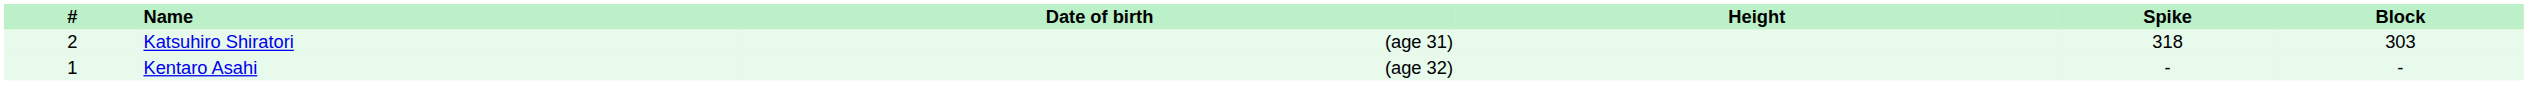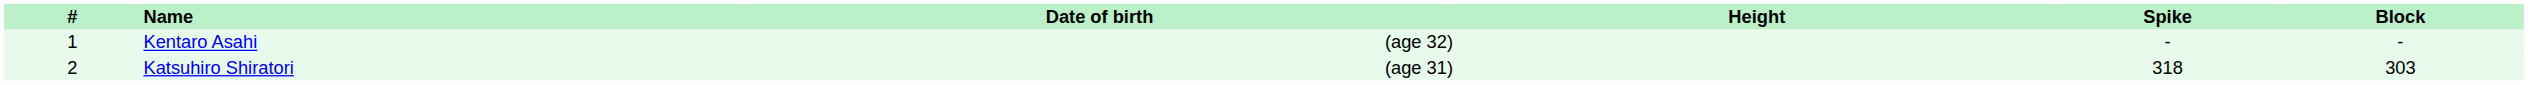rows swapped: (200, 68) <-> (219, 42)
